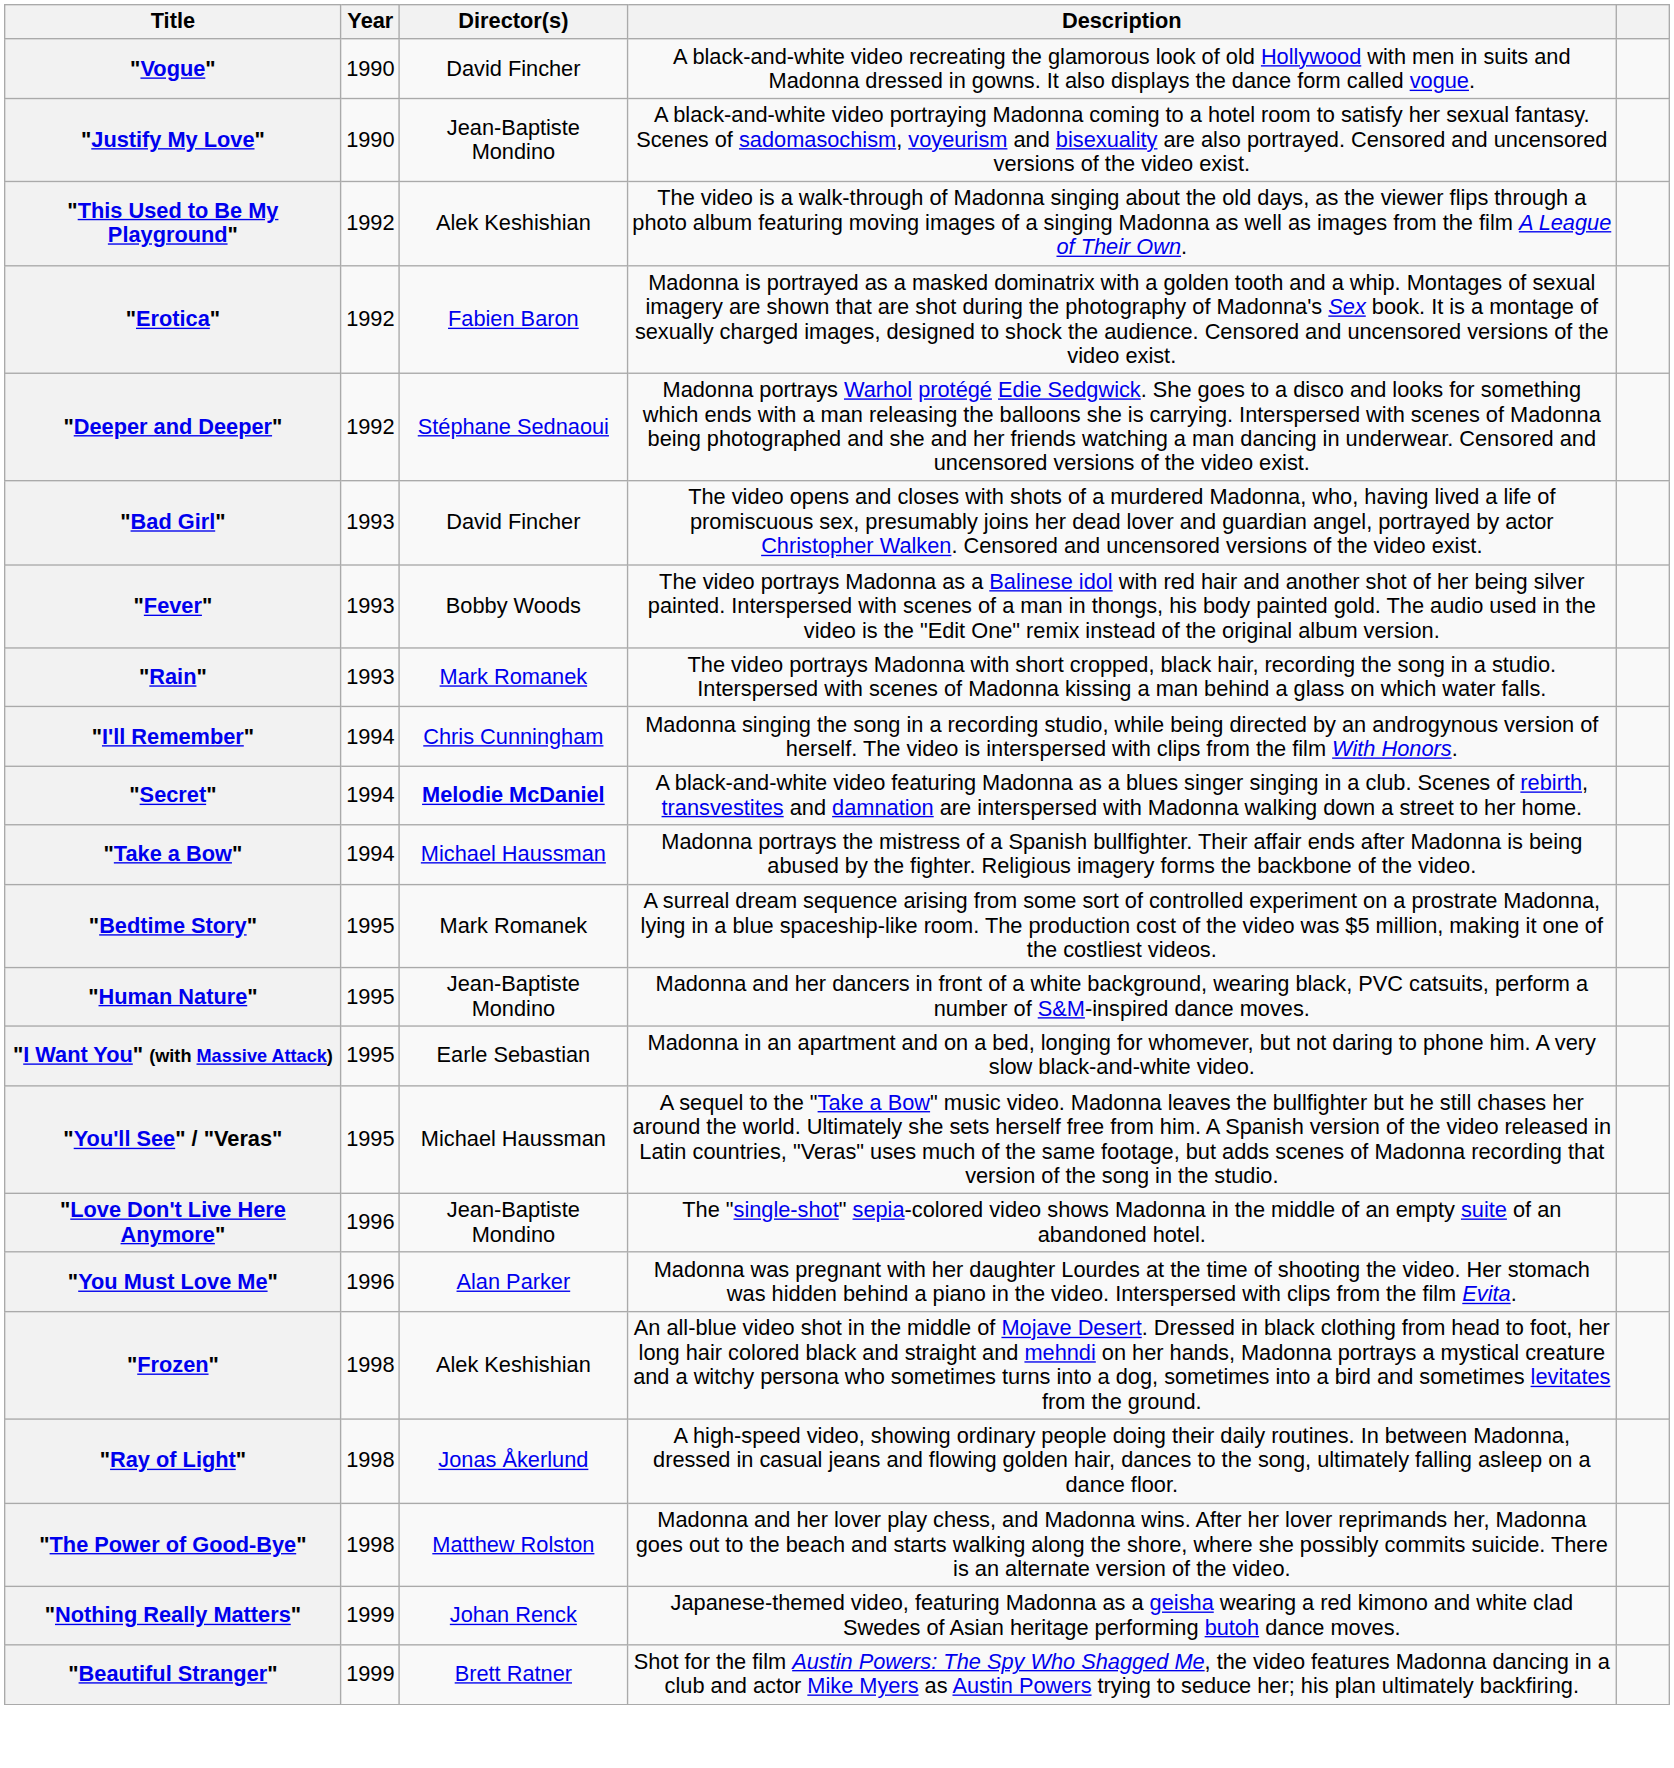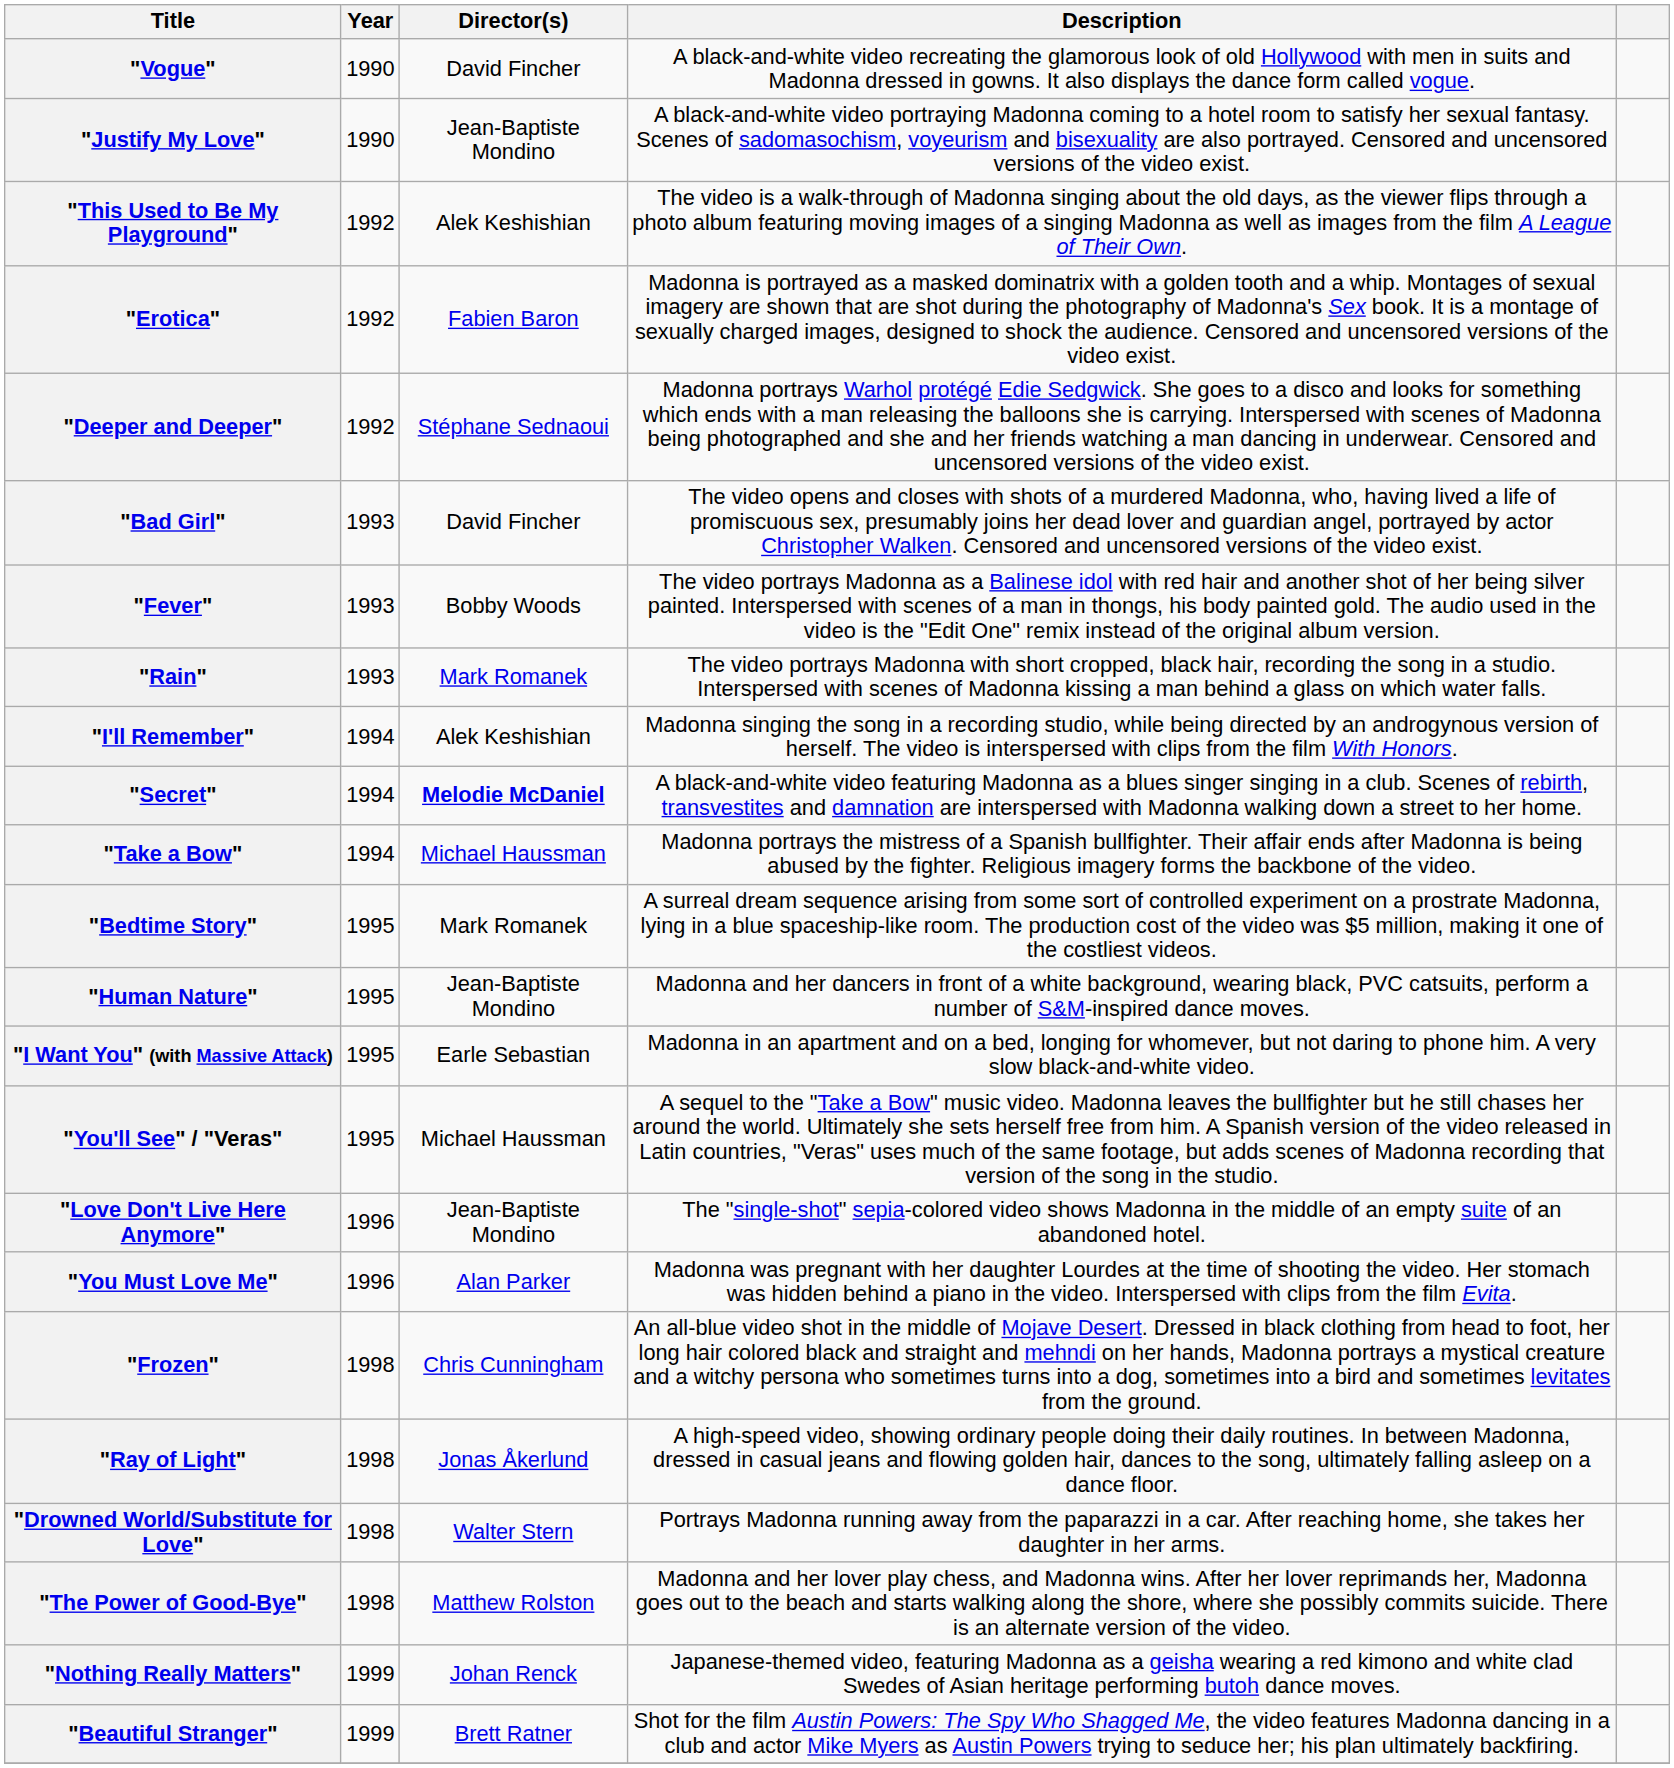(513, 736) Chris Cunningham -> (513, 736) Alek Keshishian
(513, 1365) Alek Keshishian -> (513, 1365) Chris Cunningham
+ row: (173, 1532)
